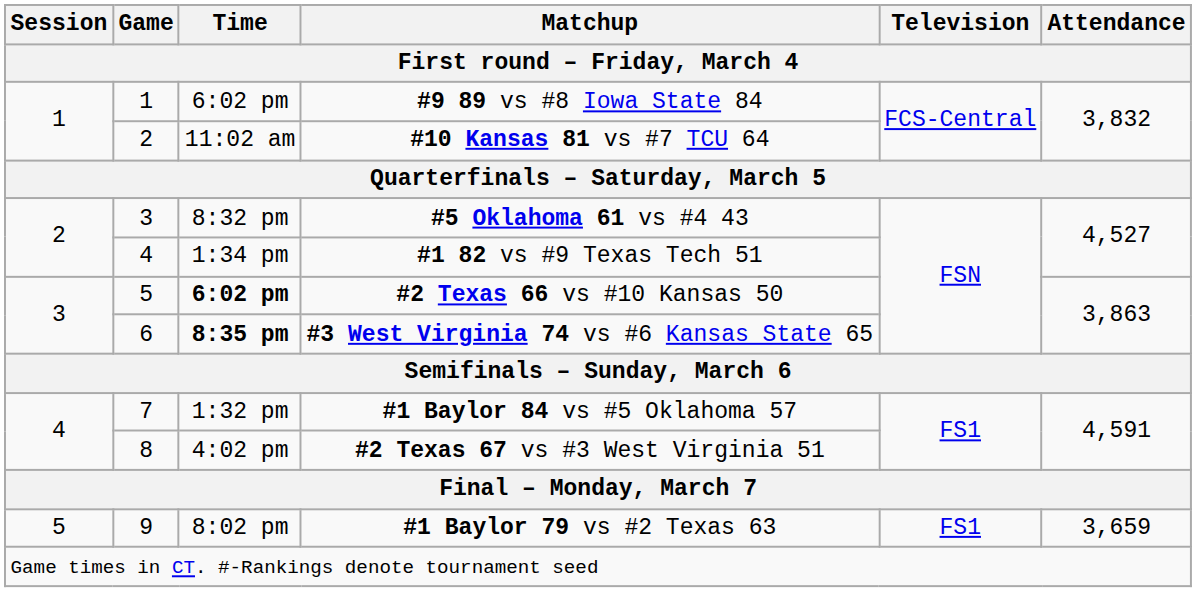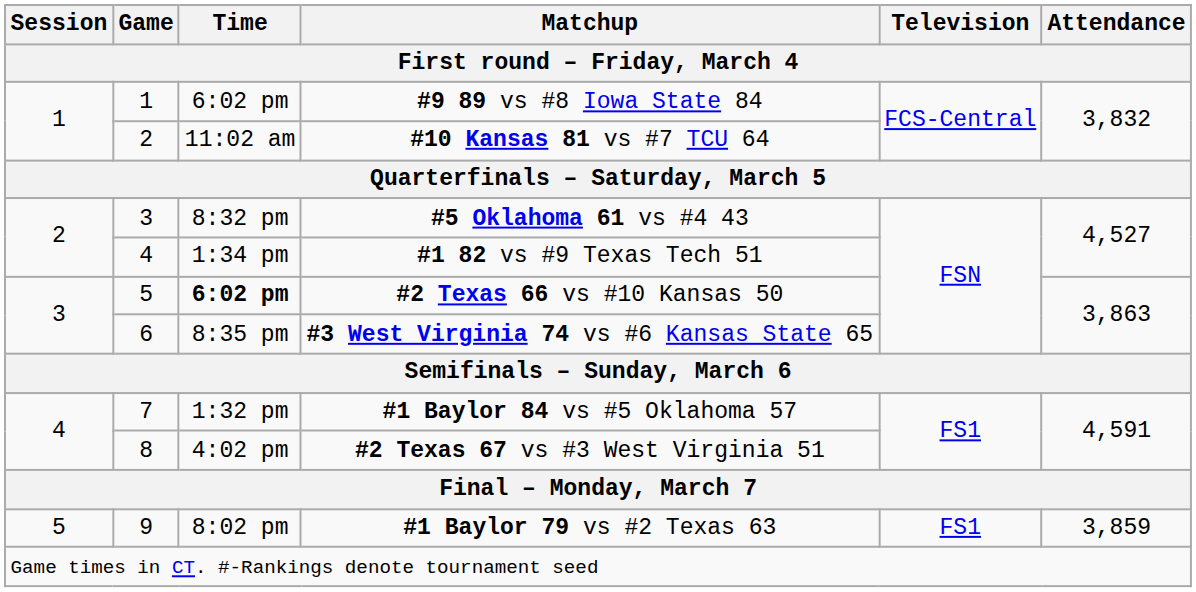(240, 334) bold -> (240, 334) normal
(1117, 527) 3,659 -> (1117, 527) 3,859
